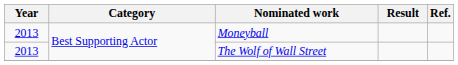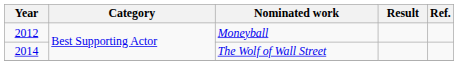(26, 32) 2013 -> (26, 32) 2012
(26, 51) 2013 -> (26, 51) 2014
